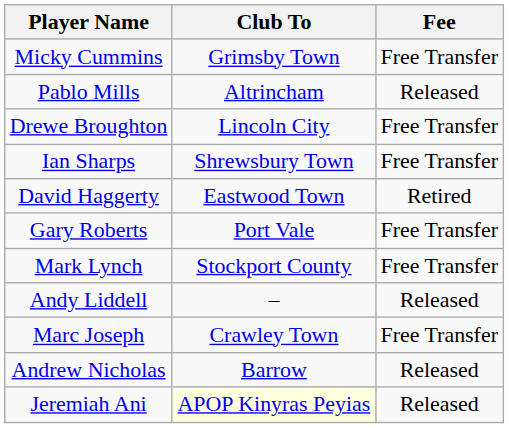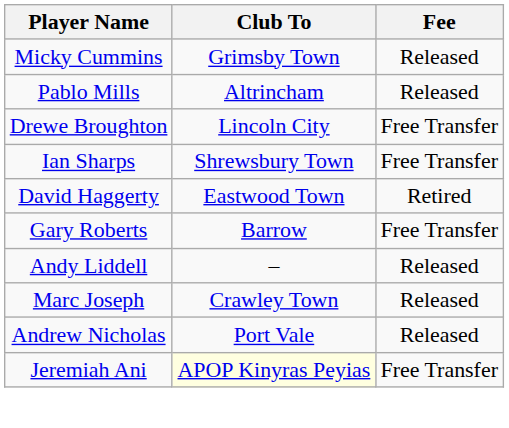(439, 56) Free Transfer -> (439, 56) Released
(274, 230) Port Vale -> (274, 230) Barrow
- row: (89, 265)
(439, 334) Free Transfer -> (439, 299) Released
(274, 369) Barrow -> (274, 334) Port Vale
(439, 404) Released -> (439, 369) Free Transfer
